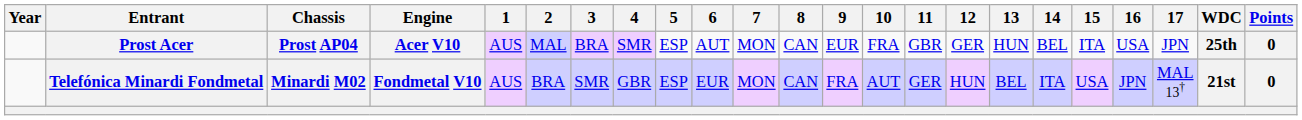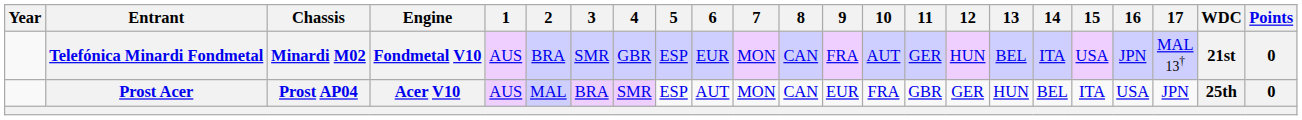rows swapped: (156, 82) <-> (156, 44)
